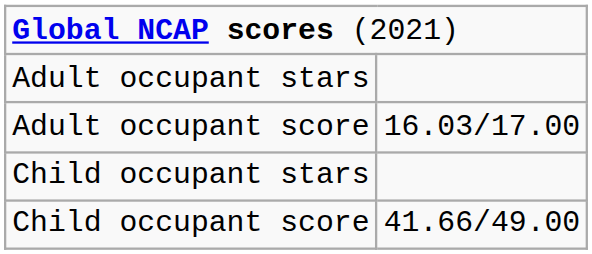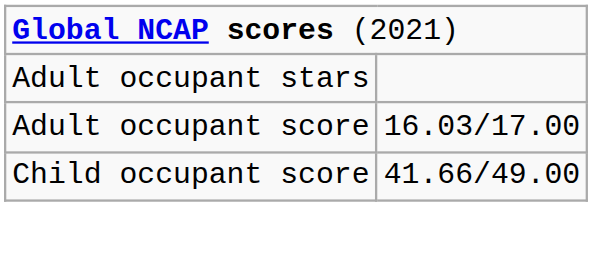- row: (191, 176)
